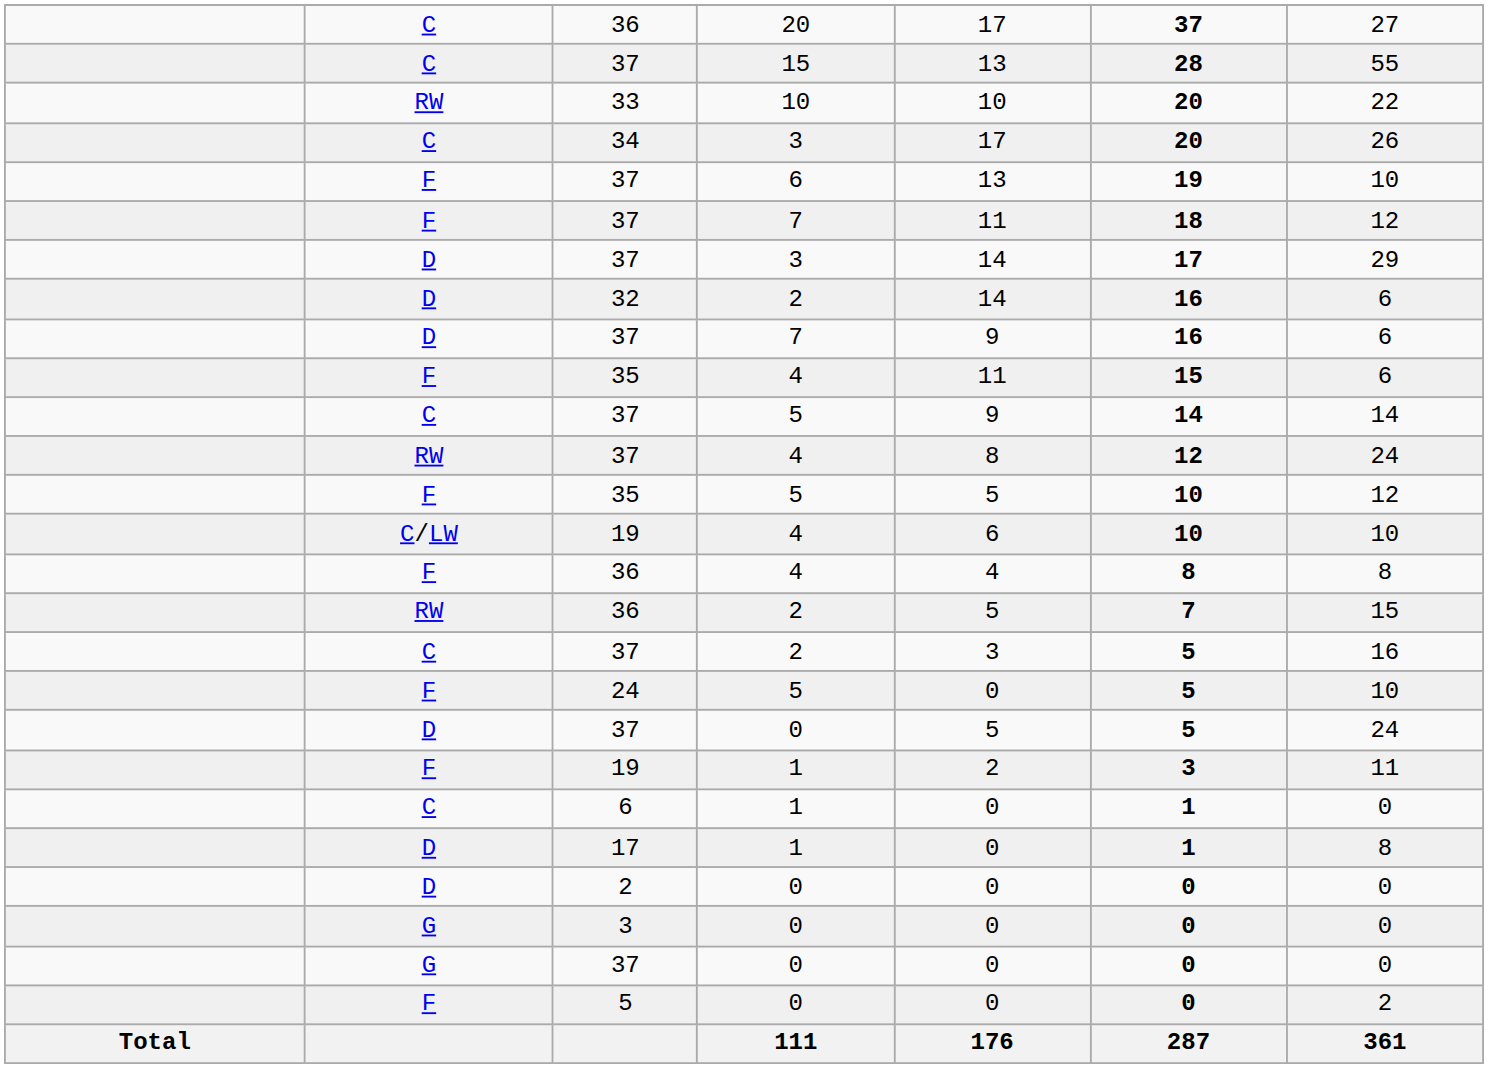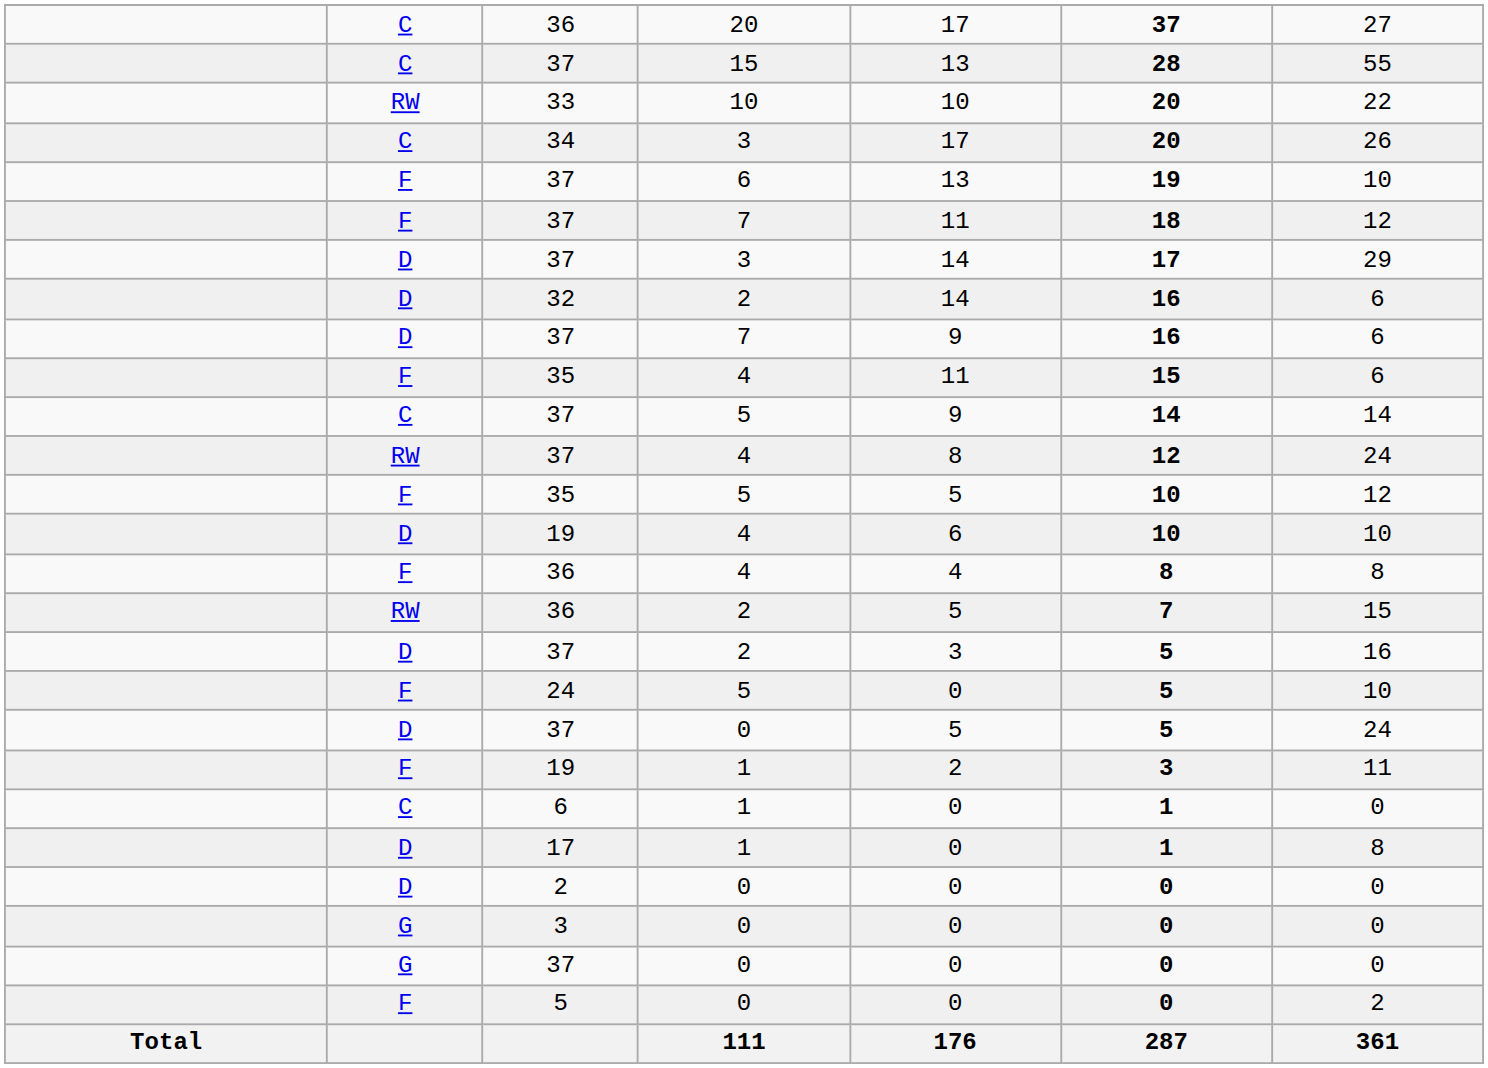(429, 534) C/LW -> (405, 534) D
(429, 652) C -> (405, 652) D
